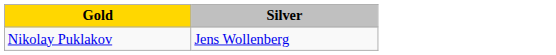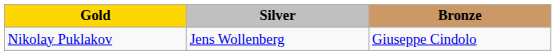+ column: (460, 15)
